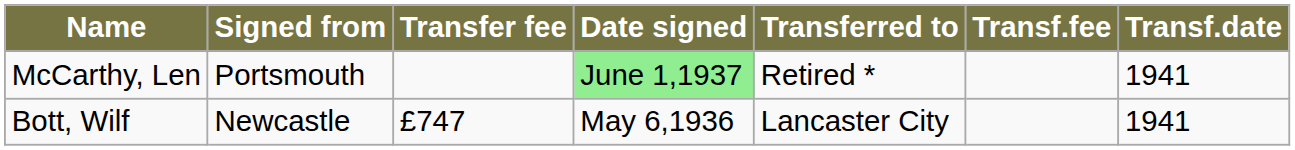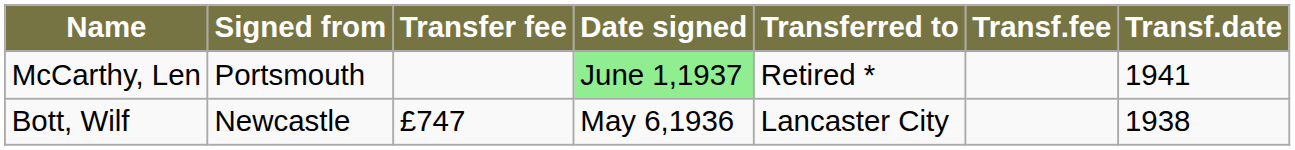(1158, 121) 1941 -> (1158, 121) 1938
